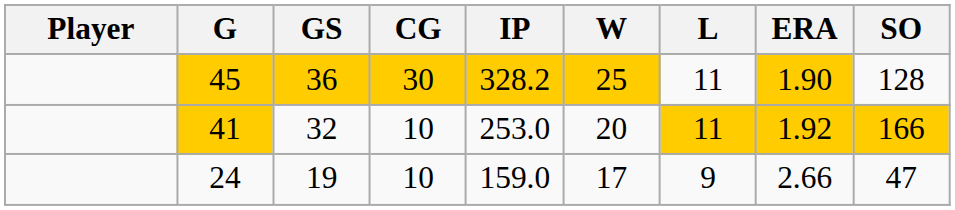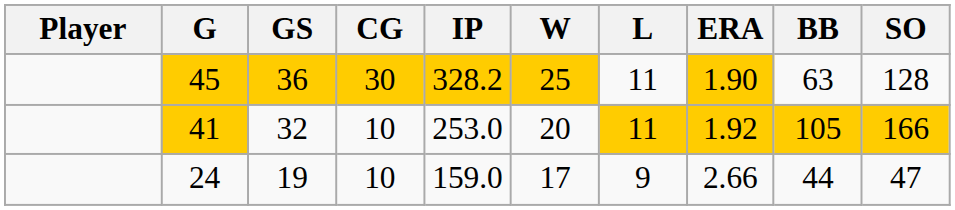+ column: (818, 29)
